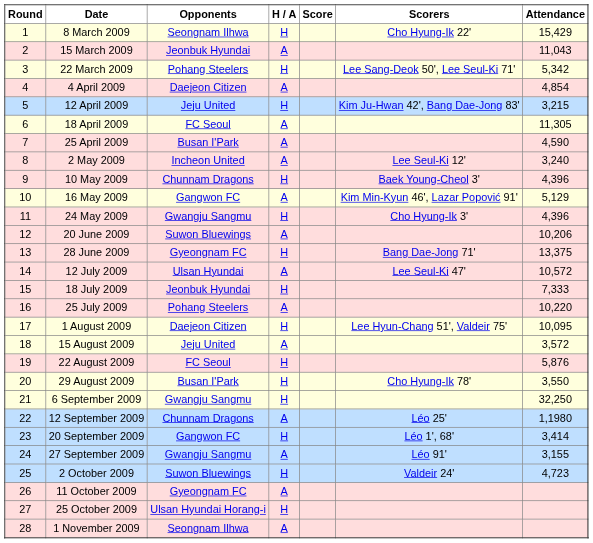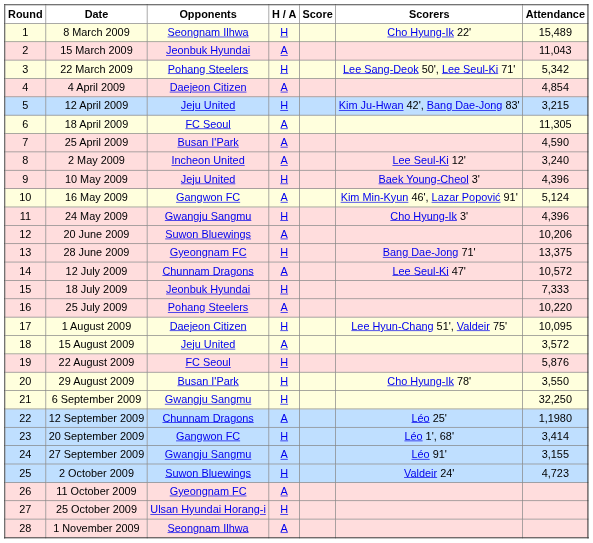(555, 32) 15,429 -> (555, 32) 15,489
(208, 179) Chunnam Dragons -> (208, 179) Jeju United
(555, 197) 5,129 -> (555, 197) 5,124
(208, 271) Ulsan Hyundai -> (208, 271) Chunnam Dragons
